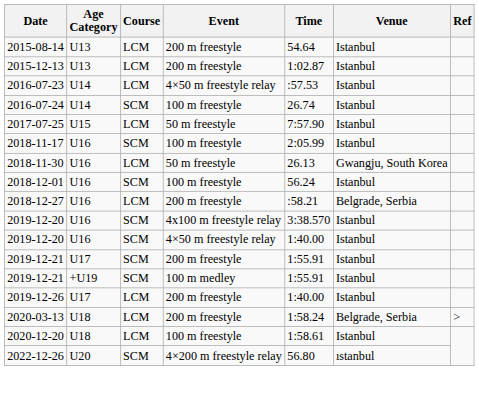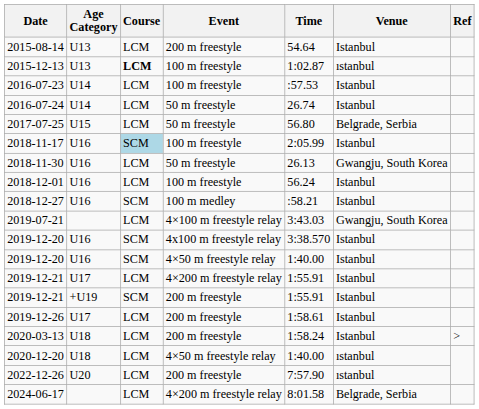(136, 66) normal -> (137, 66) bold
(204, 66) 200 m freestyle -> (204, 66) 100 m freestyle
(355, 66) Istanbul -> (355, 66) ıstanbul
(221, 85) 4×50 m freestyle relay -> (204, 85) 100 m freestyle
(136, 104) SCM -> (136, 104) LCM
(204, 104) 100 m freestyle -> (201, 104) 50 m freestyle
(306, 124) 7:57.90 -> (301, 124) 56.80
(355, 124) Istanbul -> (376, 124) Belgrade, Serbia
(136, 143) no background -> (136, 143) lightblue background
(136, 182) SCM -> (136, 182) LCM
(136, 201) LCM -> (136, 201) SCM
(204, 201) 200 m freestyle -> (201, 201) 100 m medley
(376, 201) Belgrade, Serbia -> (355, 201) Istanbul
+ row: (36, 220)
(136, 259) SCM -> (136, 278) LCM
(204, 259) 200 m freestyle -> (224, 278) 4×200 m freestyle relay
(201, 278) 100 m medley -> (204, 297) 200 m freestyle
(306, 297) 1:40.00 -> (306, 317) 1:58.61
(376, 317) Belgrade, Serbia -> (355, 336) Istanbul
(204, 336) 100 m freestyle -> (221, 355) 4×50 m freestyle relay
(306, 336) 1:58.61 -> (306, 355) 1:40.00
(355, 336) Istanbul -> (355, 355) ıstanbul
(136, 355) SCM -> (136, 374) LCM
(224, 355) 4×200 m freestyle relay -> (204, 374) 200 m freestyle
(301, 355) 56.80 -> (306, 374) 7:57.90
+ row: (36, 394)
